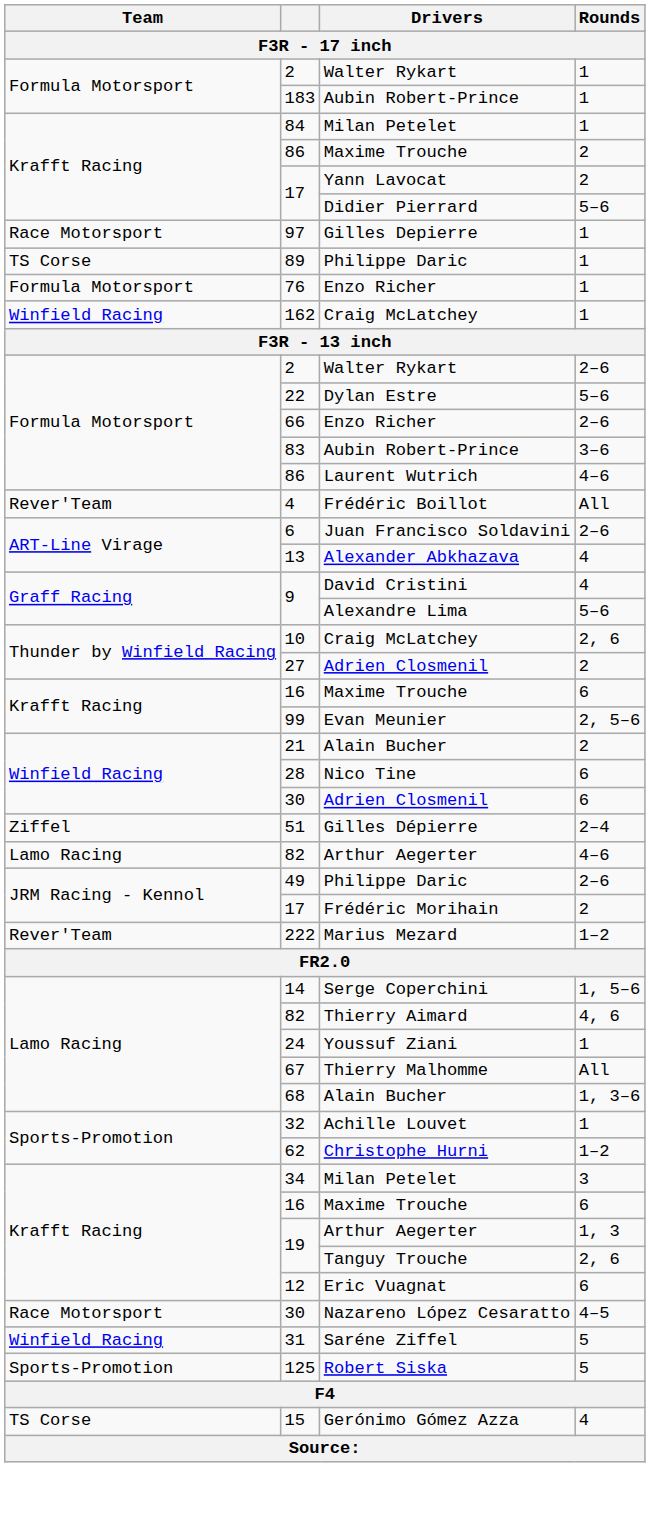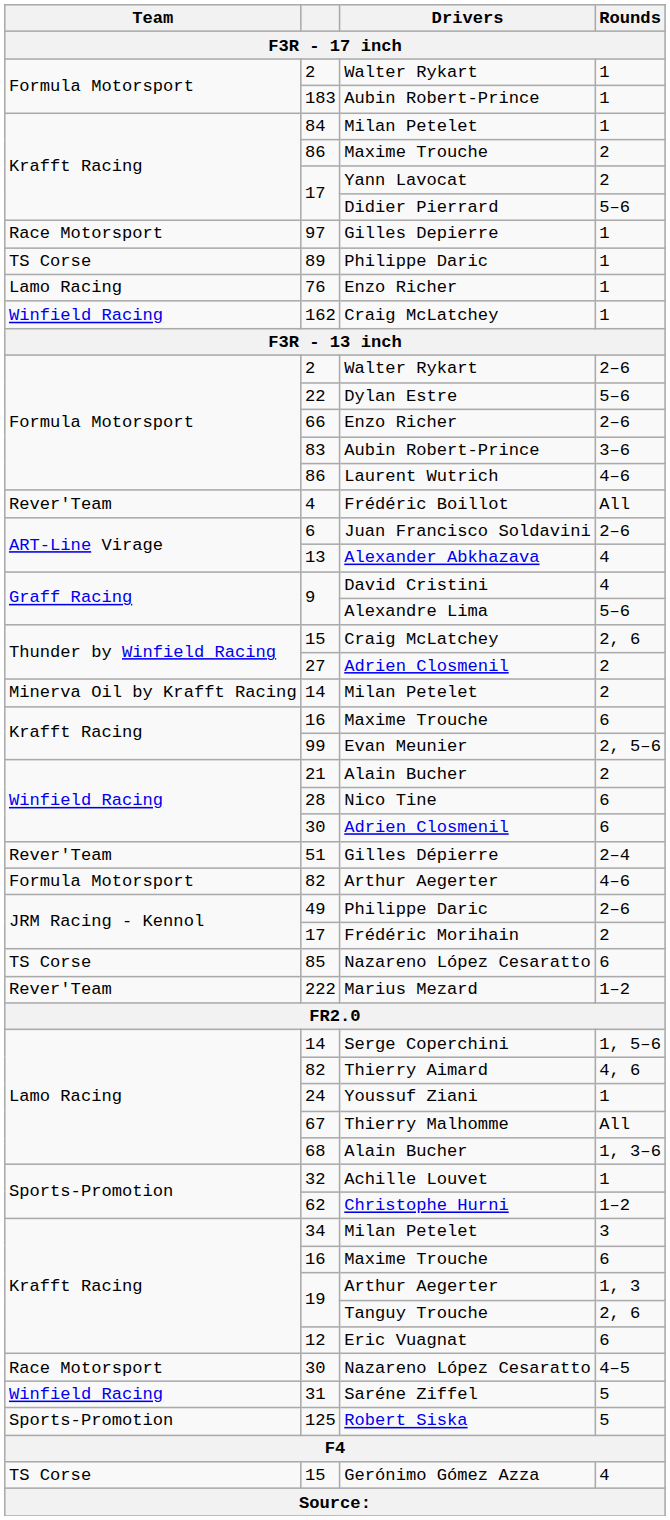(101, 288) Formula Motorsport -> (65, 288) Lamo Racing
(295, 639) 10 -> (315, 639) 15
+ row: (411, 693)
(40, 828) Ziffel -> (60, 855) Rever'Team
(65, 855) Lamo Racing -> (101, 882) Formula Motorsport
+ row: (468, 963)
